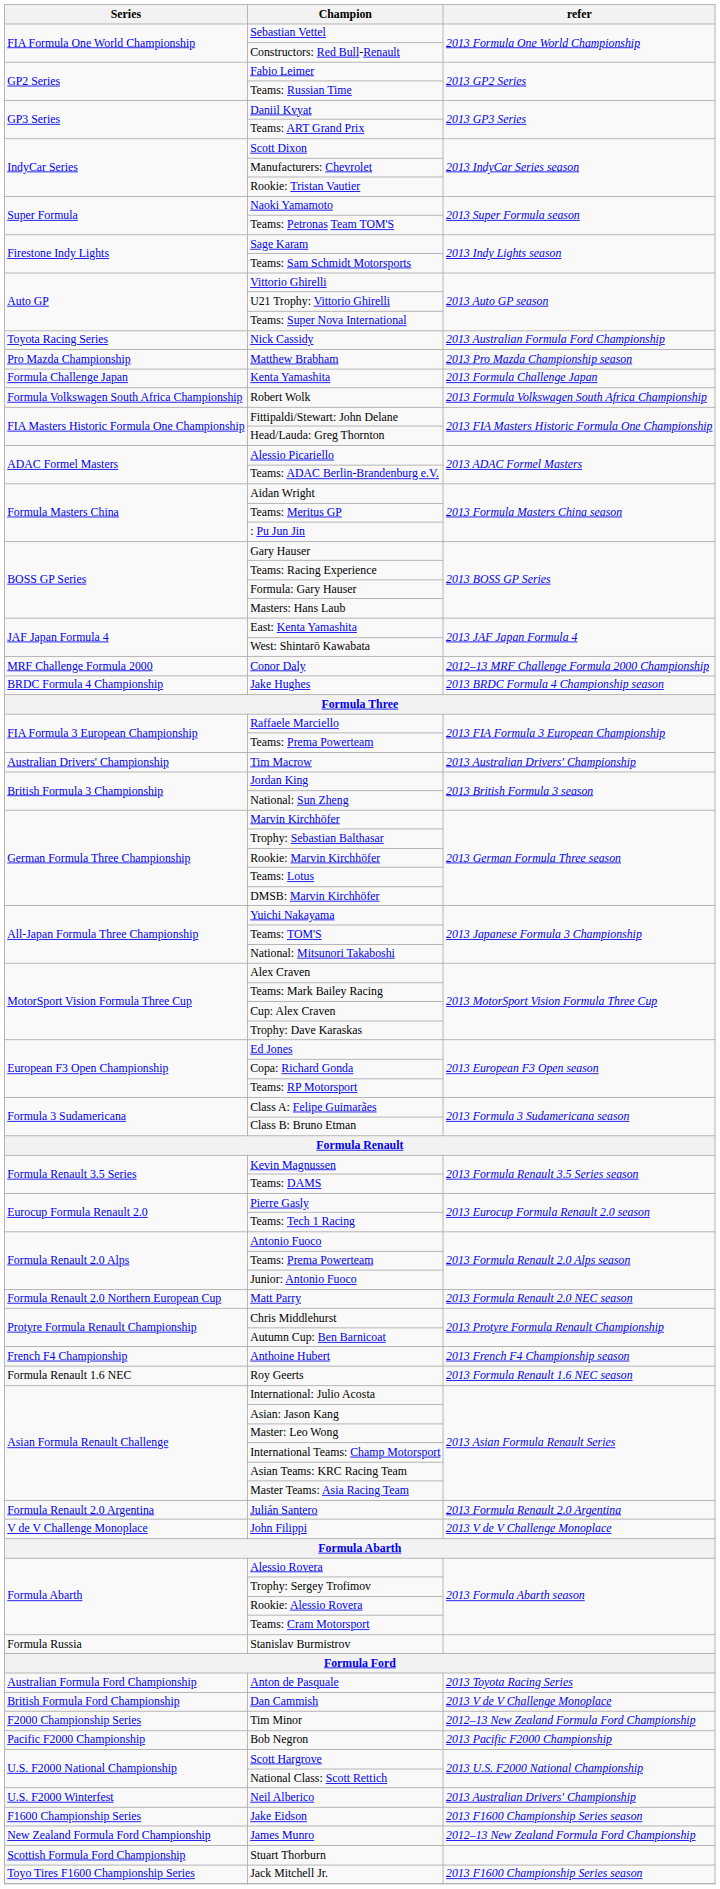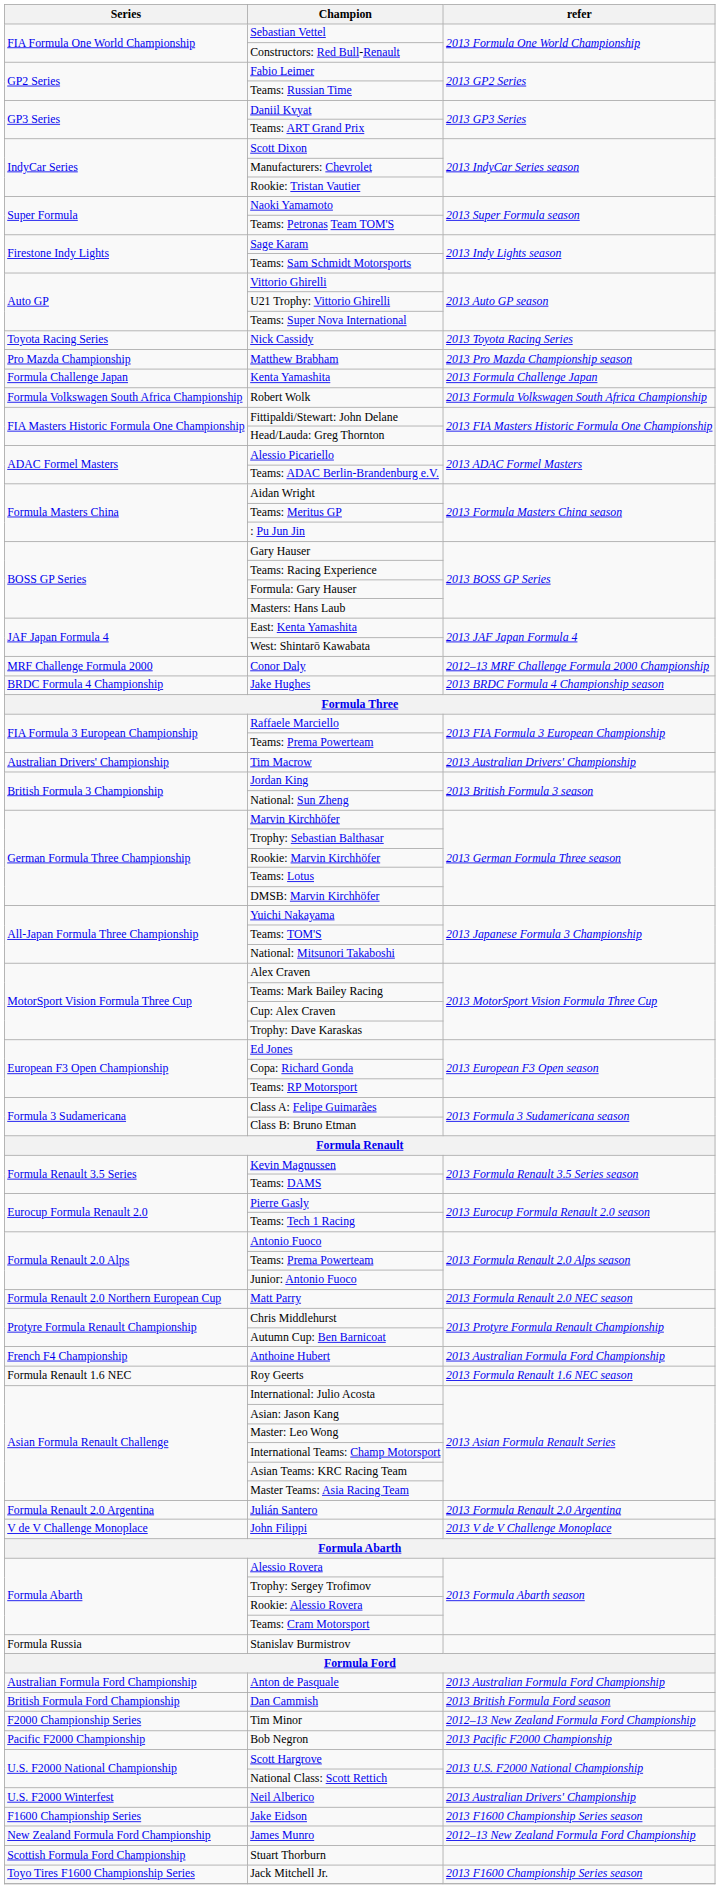(555, 340) 2013 Australian Formula Ford Championship -> (509, 340) 2013 Toyota Racing Series
(538, 1356) 2013 French F4 Championship season -> (555, 1356) 2013 Australian Formula Ford Championship
(509, 1682) 2013 Toyota Racing Series -> (555, 1682) 2013 Australian Formula Ford Championship
(529, 1701) 2013 V de V Challenge Monoplace -> (528, 1701) 2013 British Formula Ford season
